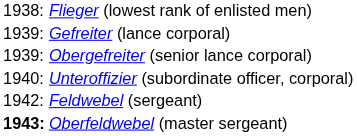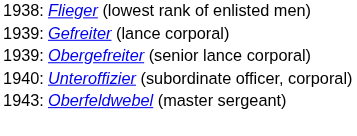- row: (126, 100)
(24, 123) bold -> (23, 100) normal
